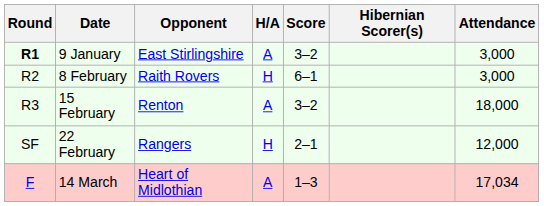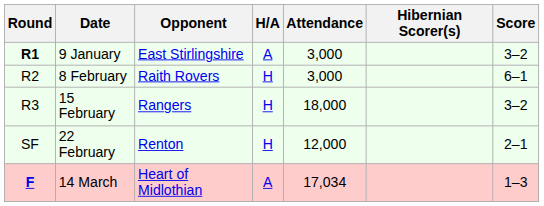columns swapped: (306, 23) <-> (497, 23)
(161, 106) Renton -> (165, 106) Rangers
(268, 106) A -> (268, 106) H
(165, 144) Rangers -> (161, 144) Renton
(30, 182) normal -> (30, 182) bold
